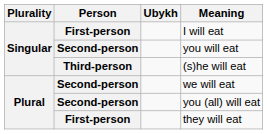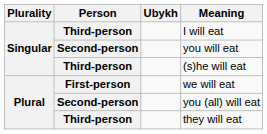(98, 31) First-person -> (98, 31) Third-person
(98, 84) Second-person -> (98, 84) First-person
(98, 119) First-person -> (98, 119) Third-person
